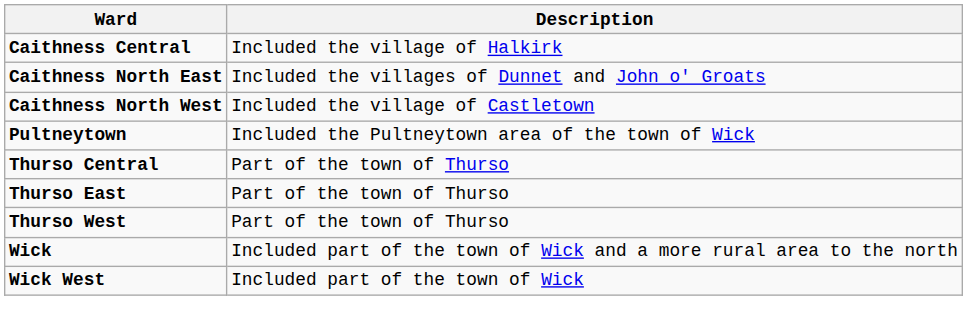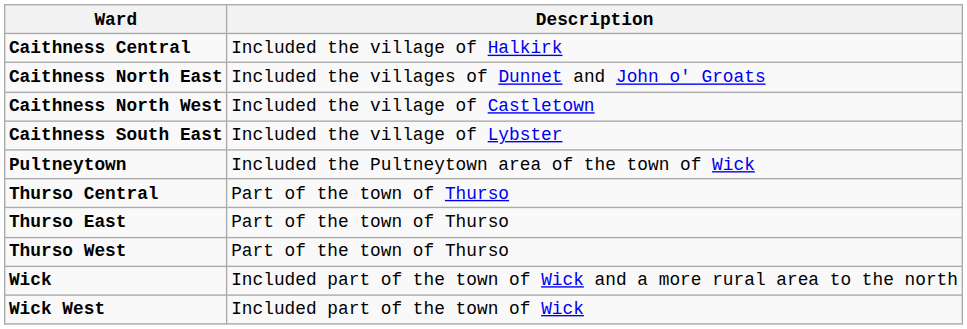+ row: (116, 135)
